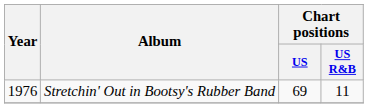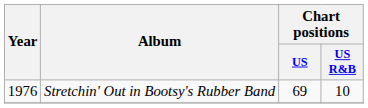(342, 91) 11 -> (342, 91) 10
